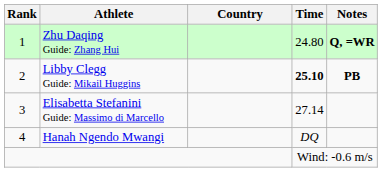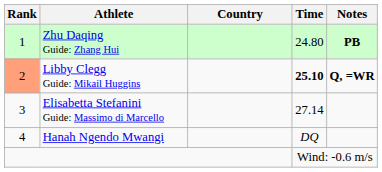(352, 41) Q, =WR -> (352, 41) PB
(22, 75) no background -> (22, 75) lightsalmon background
(352, 75) PB -> (352, 75) Q, =WR
